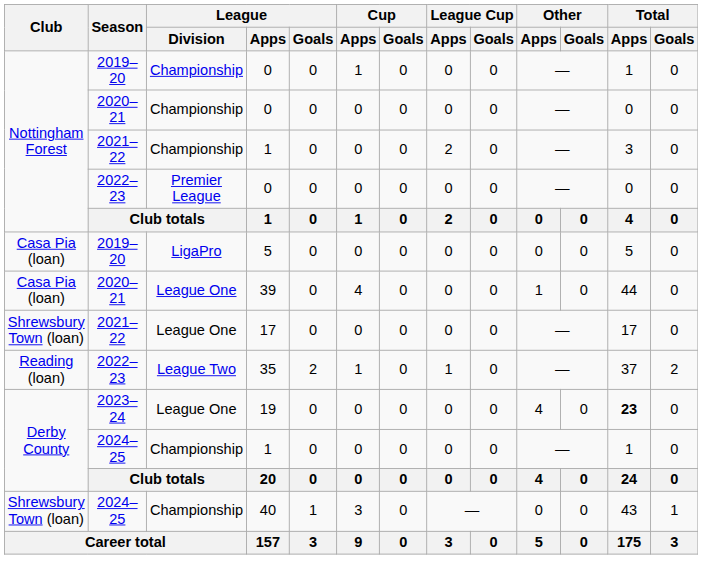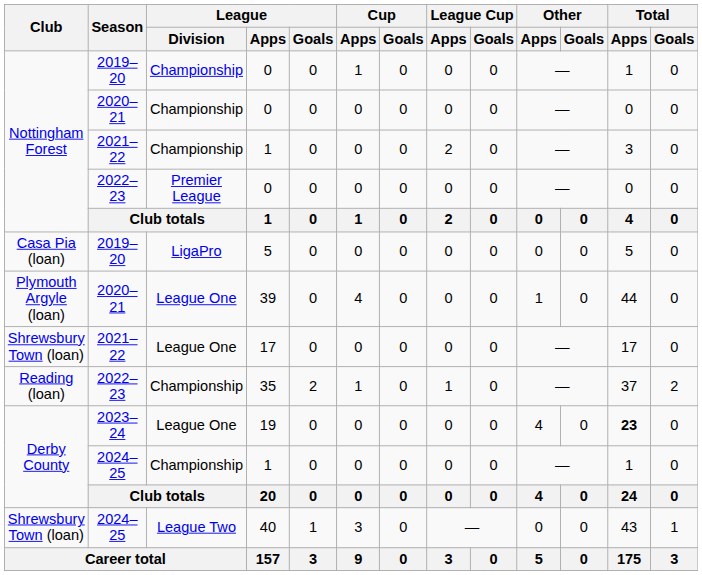(46, 290) Casa Pia (loan) -> (46, 299) Plymouth Argyle (loan)
(196, 369) League Two -> (196, 386) Championship
(196, 511) Championship -> (196, 527) League Two
